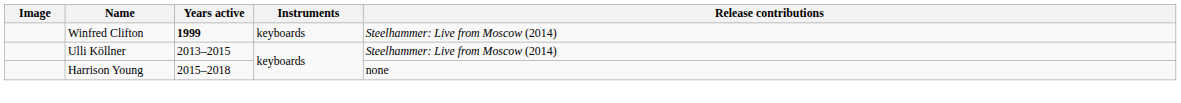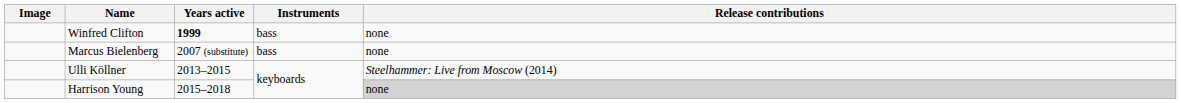(281, 32) keyboards -> (267, 32) bass
(461, 32) Steelhammer: Live from Moscow (2014) -> (377, 32) none
+ row: (113, 51)
(377, 70) no background -> (377, 88) lightgrey background
